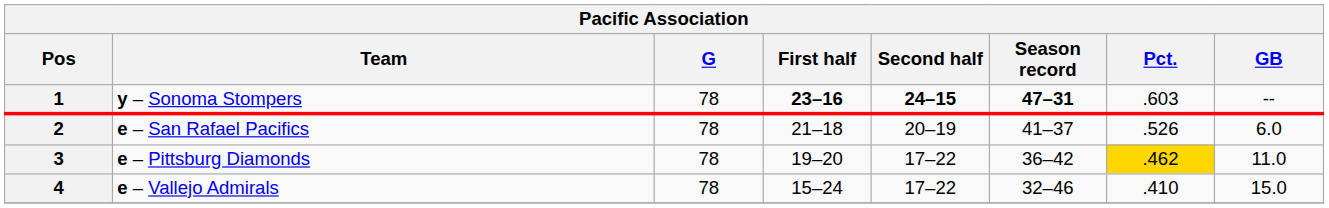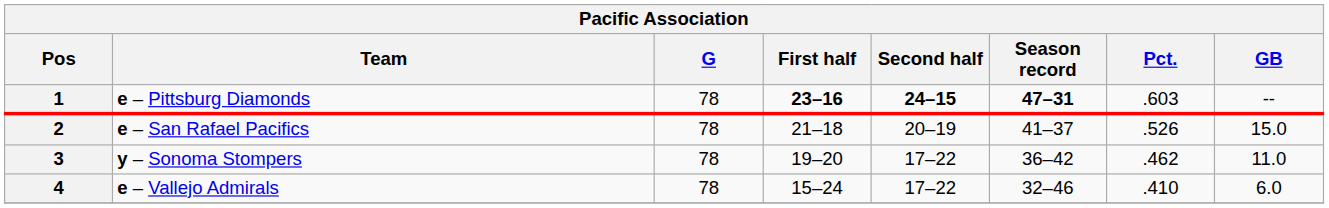(210, 98) y – Sonoma Stompers -> (214, 98) e – Pittsburg Diamonds
(1269, 129) 6.0 -> (1269, 129) 15.0
(214, 158) e – Pittsburg Diamonds -> (210, 158) y – Sonoma Stompers
(1160, 158) gold background -> (1160, 158) no background
(1269, 188) 15.0 -> (1269, 188) 6.0
